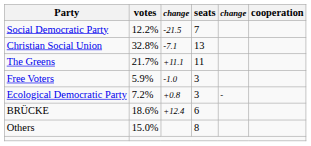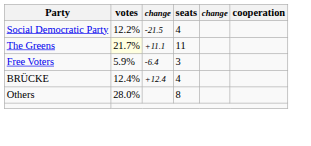(197, 29) 7 -> (178, 29) 4
- row: (54, 45)
(145, 62) no background -> (127, 45) lightyellow background
(170, 78) -1.0 -> (152, 62) -6.4
- row: (67, 95)
(145, 111) 18.6% -> (127, 78) 12.4%
(197, 111) 6 -> (178, 78) 4
(145, 128) 15.0% -> (127, 95) 28.0%
